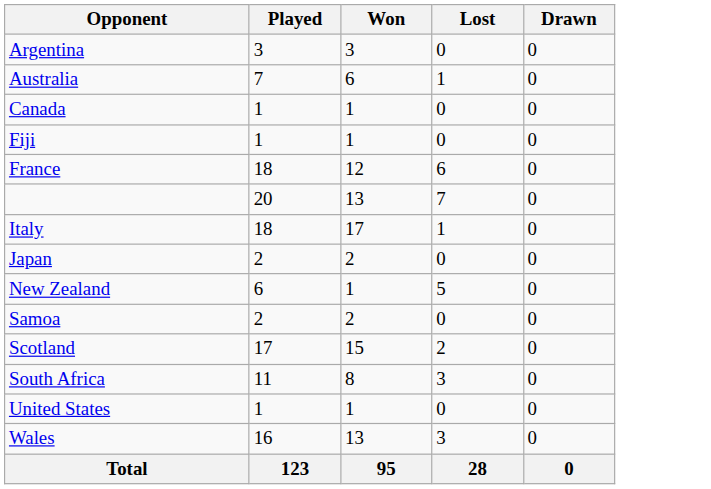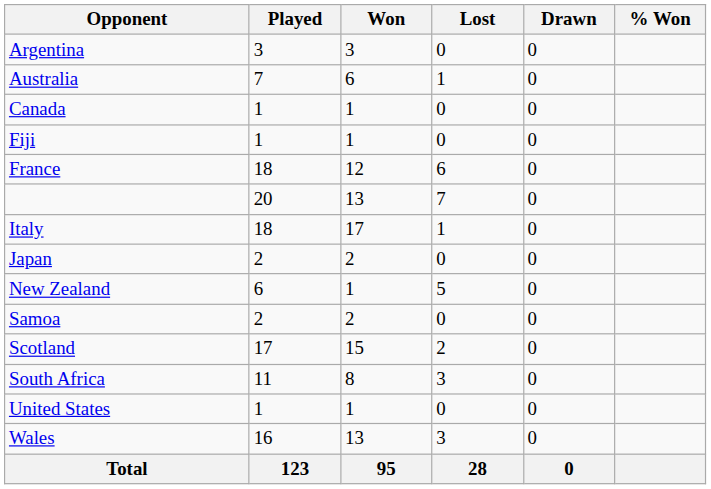+ column: (660, 19)
